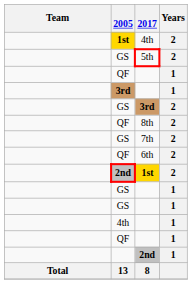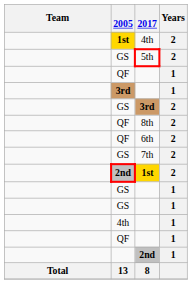rows swapped: (123, 155) <-> (123, 139)
